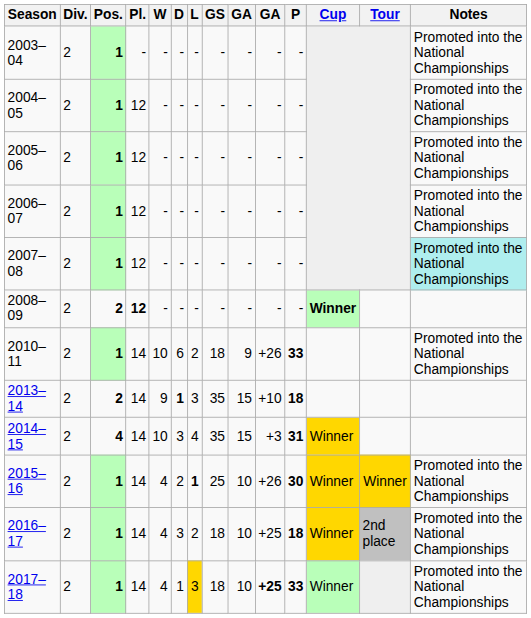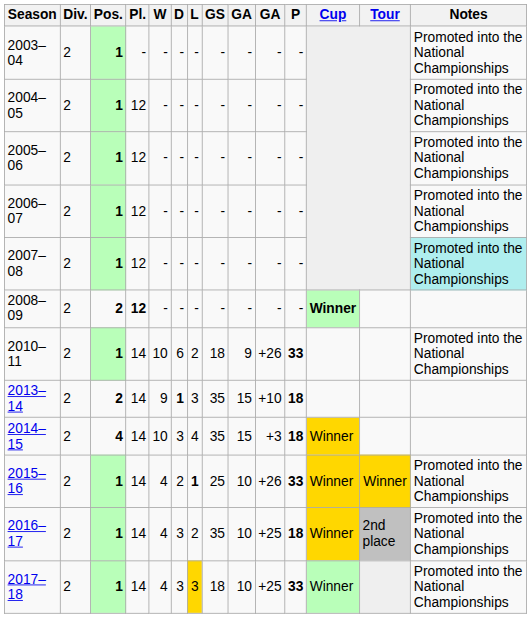(296, 436) 31 -> (296, 436) 18
(296, 481) 30 -> (296, 481) 33
(217, 534) 18 -> (217, 534) 35
(180, 586) 1 -> (180, 586) 3
(270, 586) bold -> (270, 586) normal
